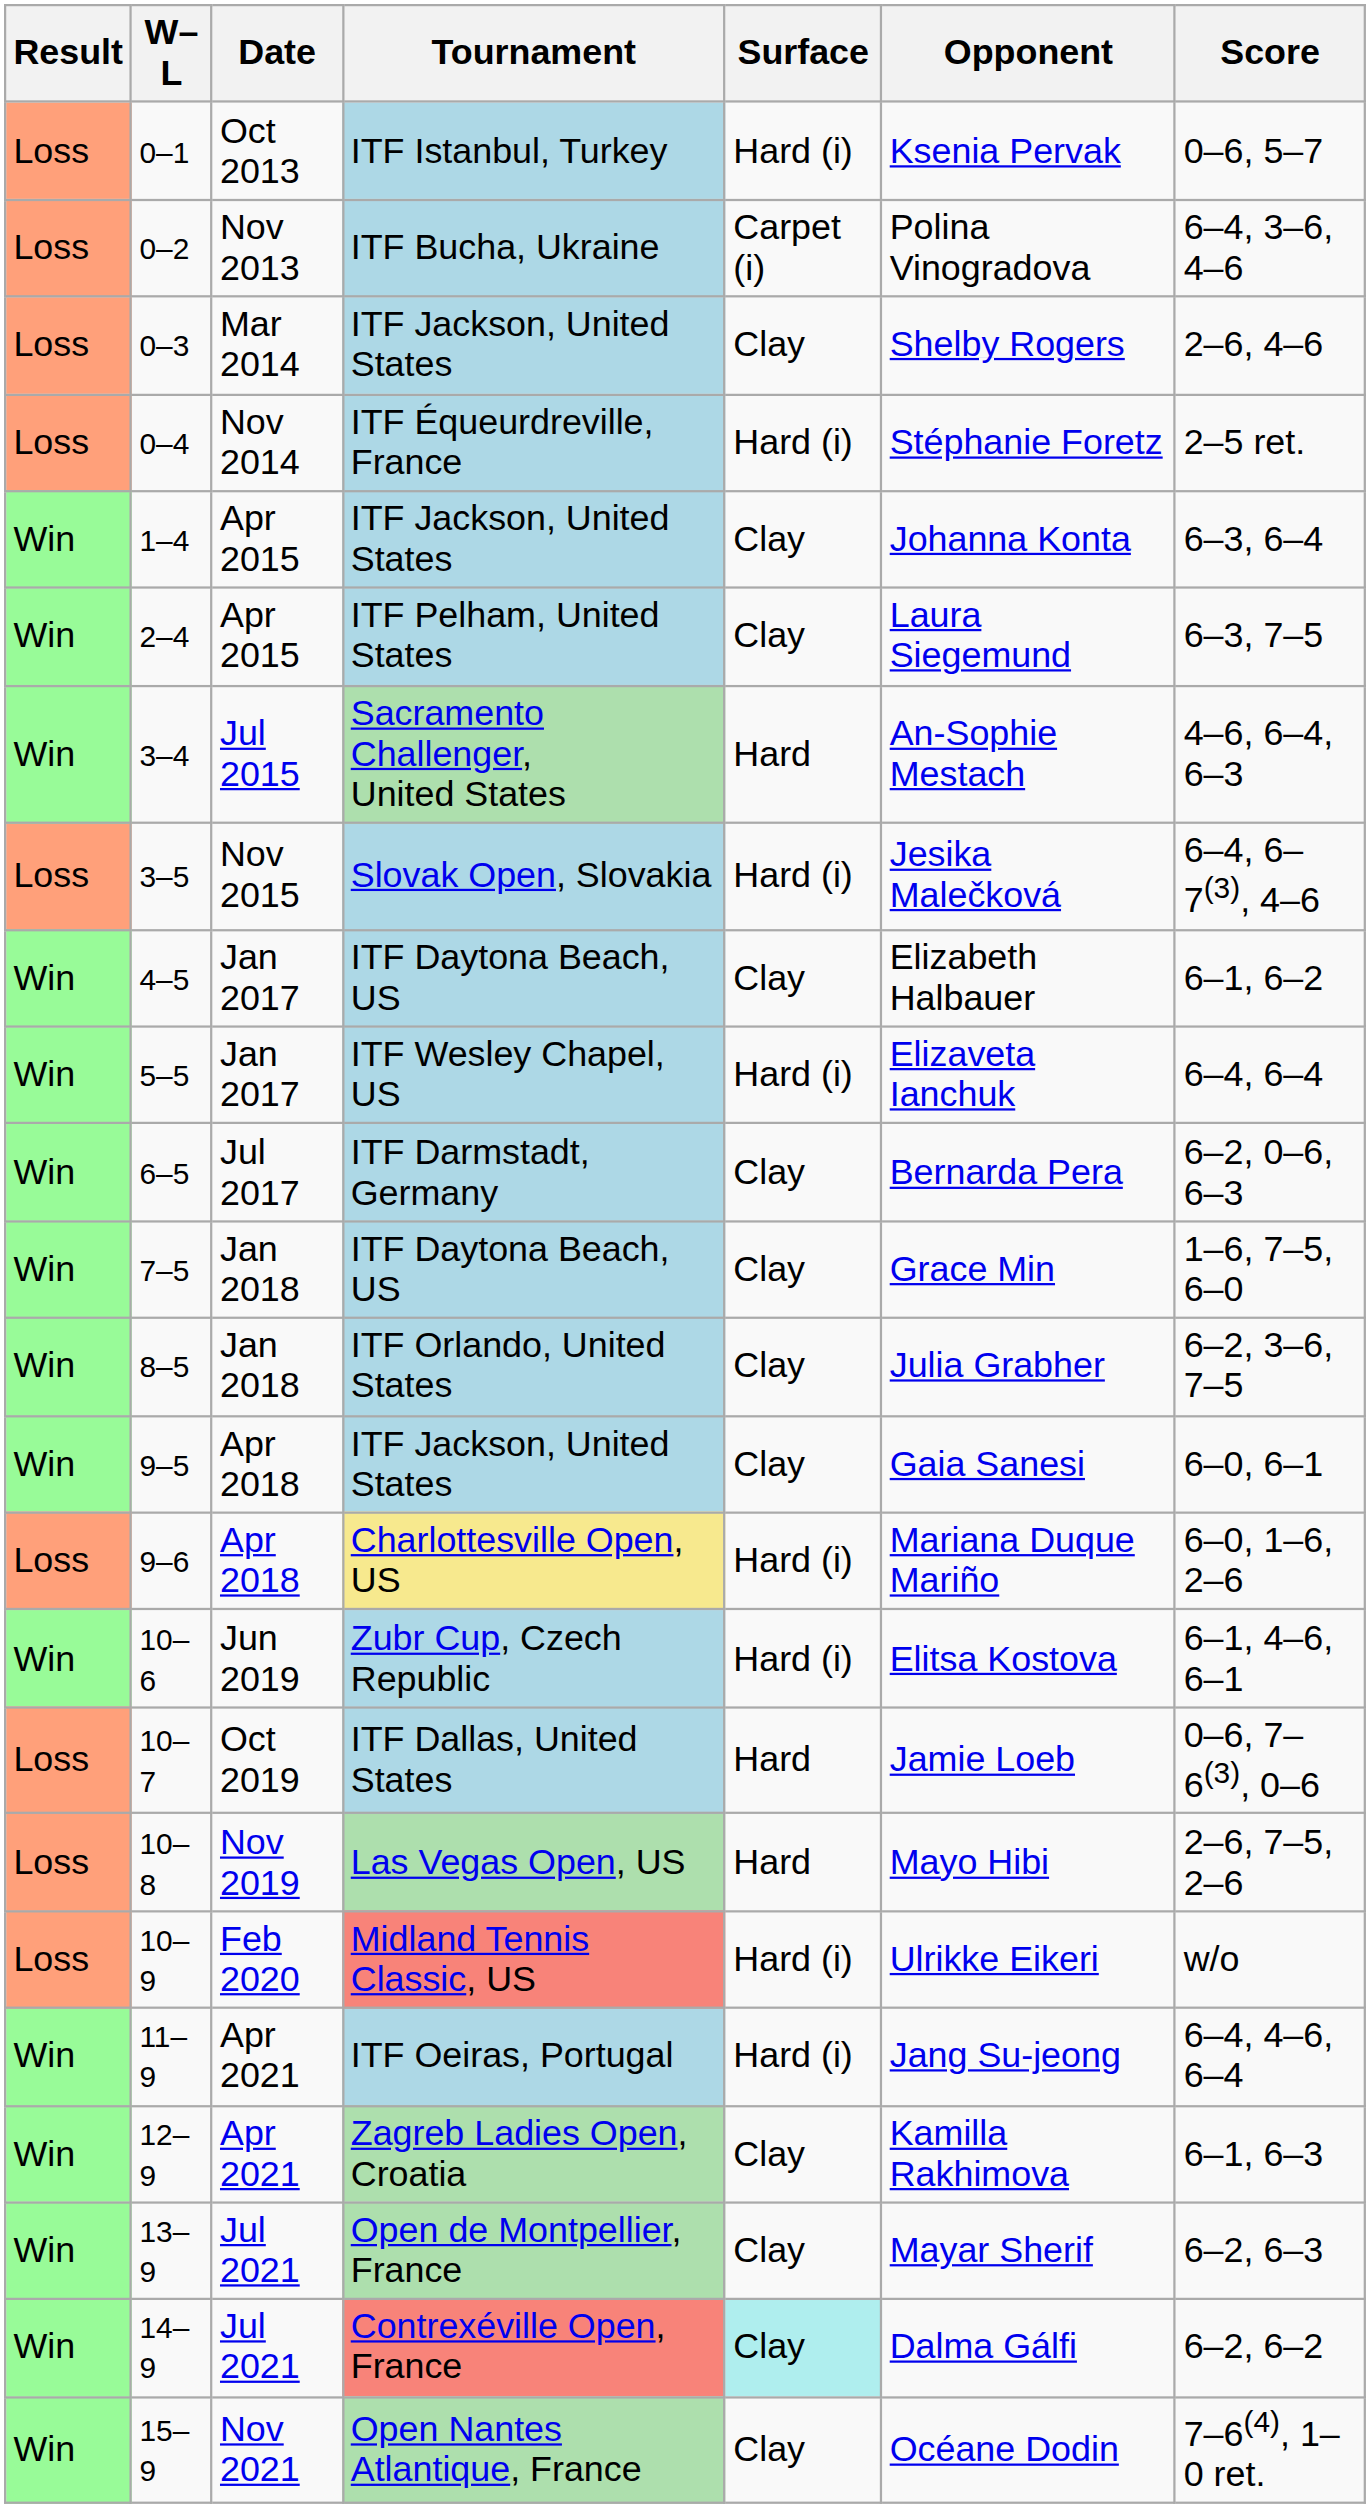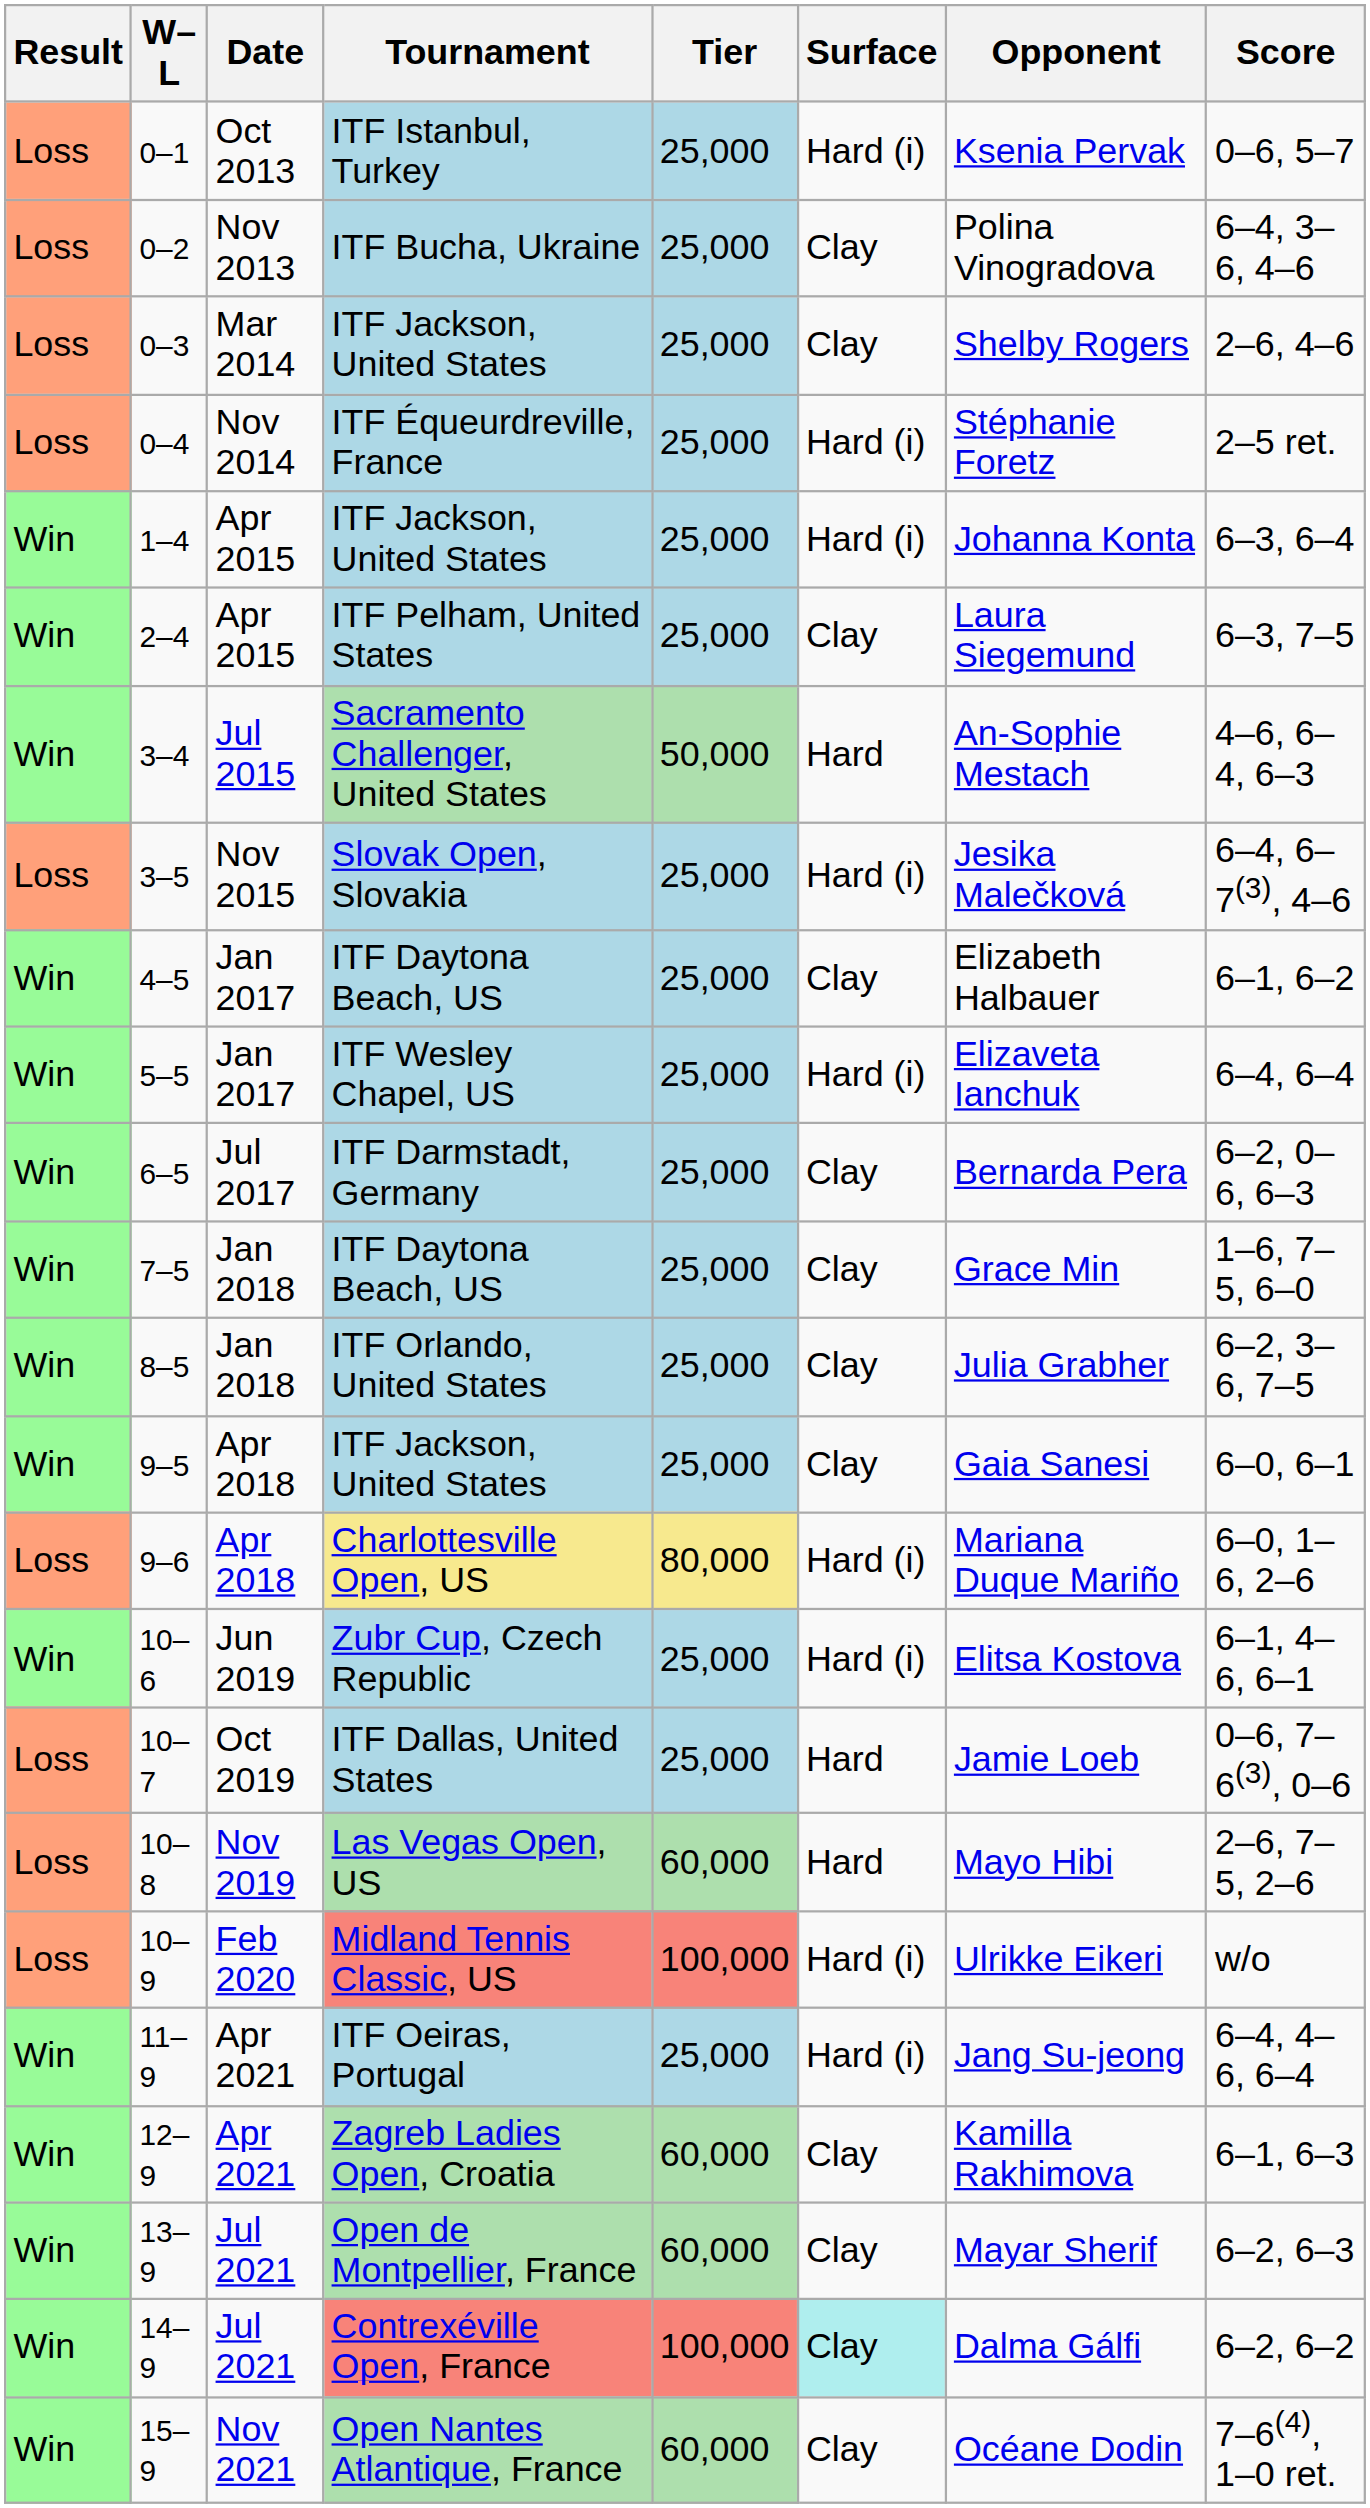+ column: (725, 53)
(787, 247) Carpet (i) -> (842, 247) Clay
(769, 538) Clay -> (866, 538) Hard (i)
